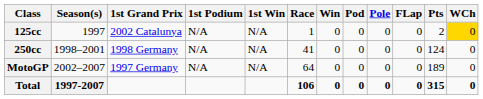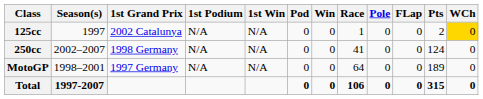columns swapped: (302, 13) <-> (355, 13)
(79, 49) 1998–2001 -> (79, 49) 2002–2007
(79, 67) 2002–2007 -> (79, 67) 1998–2001
